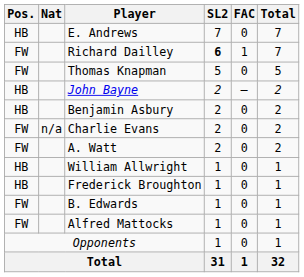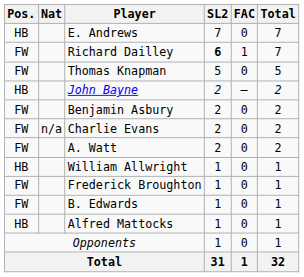(21, 109) HB -> (21, 109) FW
(21, 186) HB -> (21, 186) FW
(21, 224) FW -> (21, 224) HB
